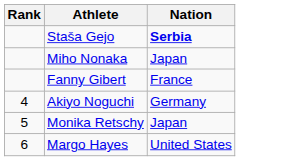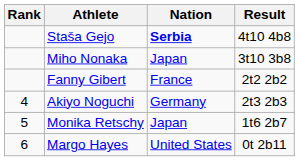+ column: (264, 15)
